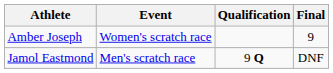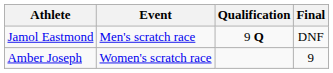rows swapped: (50, 58) <-> (45, 36)
